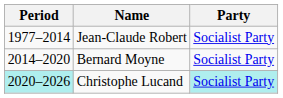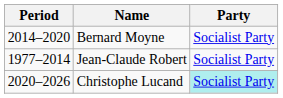rows swapped: (132, 37) <-> (121, 59)
(39, 81) paleturquoise background -> (39, 81) no background
